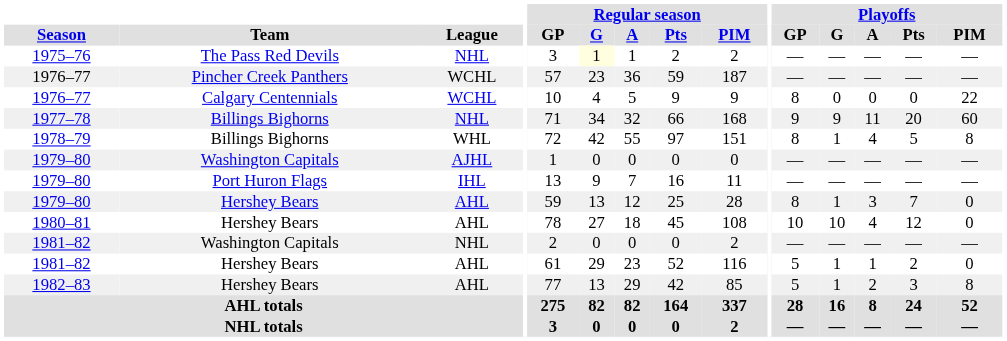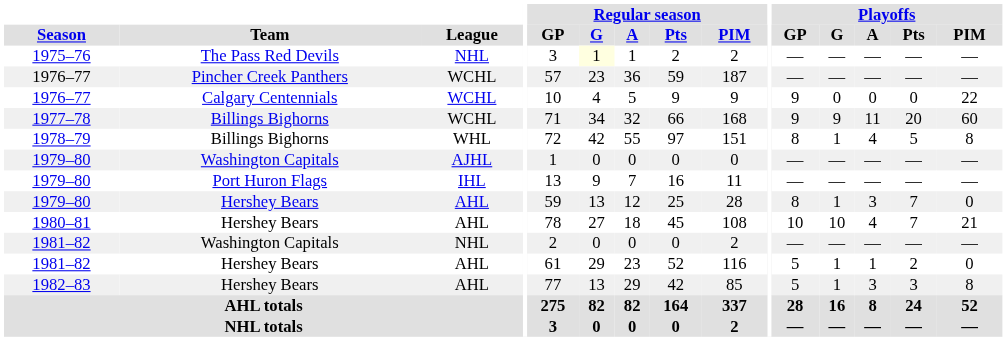(795, 97) 8 -> (795, 97) 9
(472, 118) NHL -> (472, 118) WCHL
(914, 222) 12 -> (914, 222) 7
(970, 222) 0 -> (970, 222) 21
(873, 284) 2 -> (873, 284) 3
